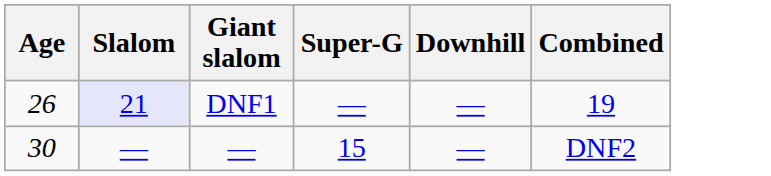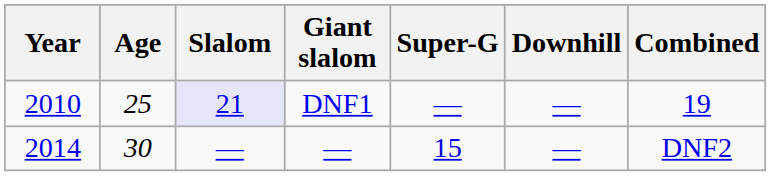+ column: (53, 42)
(42, 103) 26 -> (138, 103) 25
